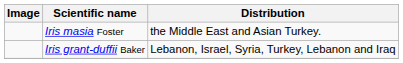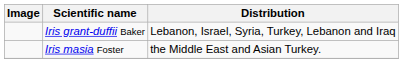rows swapped: (95, 49) <-> (84, 31)
